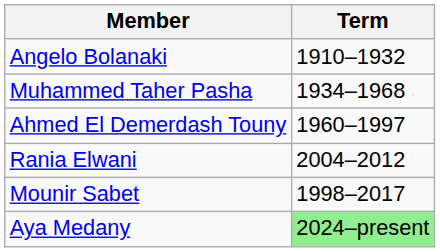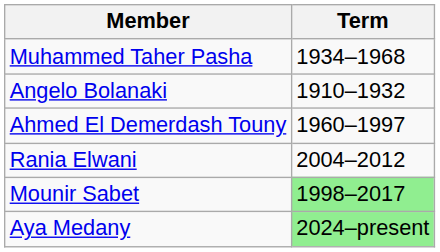rows swapped: (88, 56) <-> (131, 90)
(351, 194) no background -> (351, 194) lightgreen background
